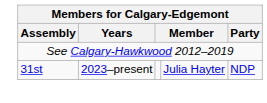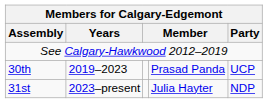+ row: (20, 70)
